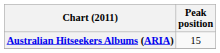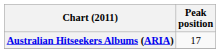(196, 40) 15 -> (196, 40) 17
